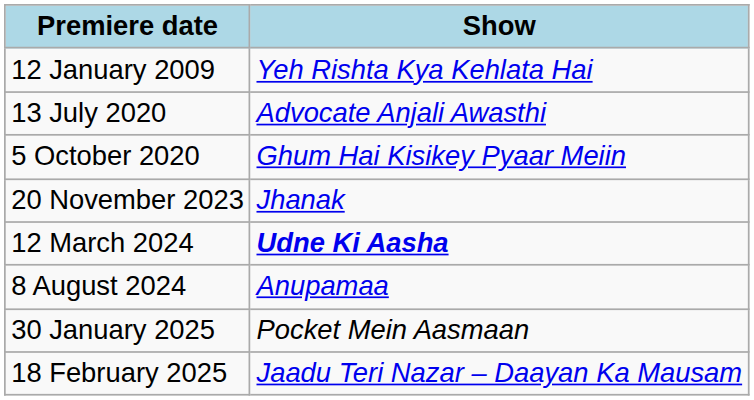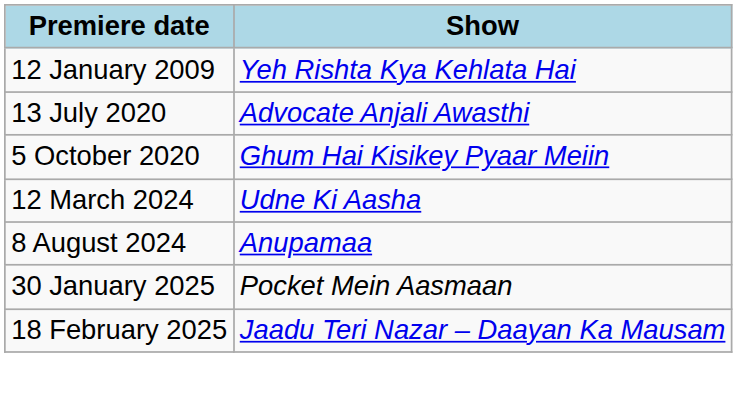- row: (128, 199)
(353, 243) bold -> (331, 199) normal
